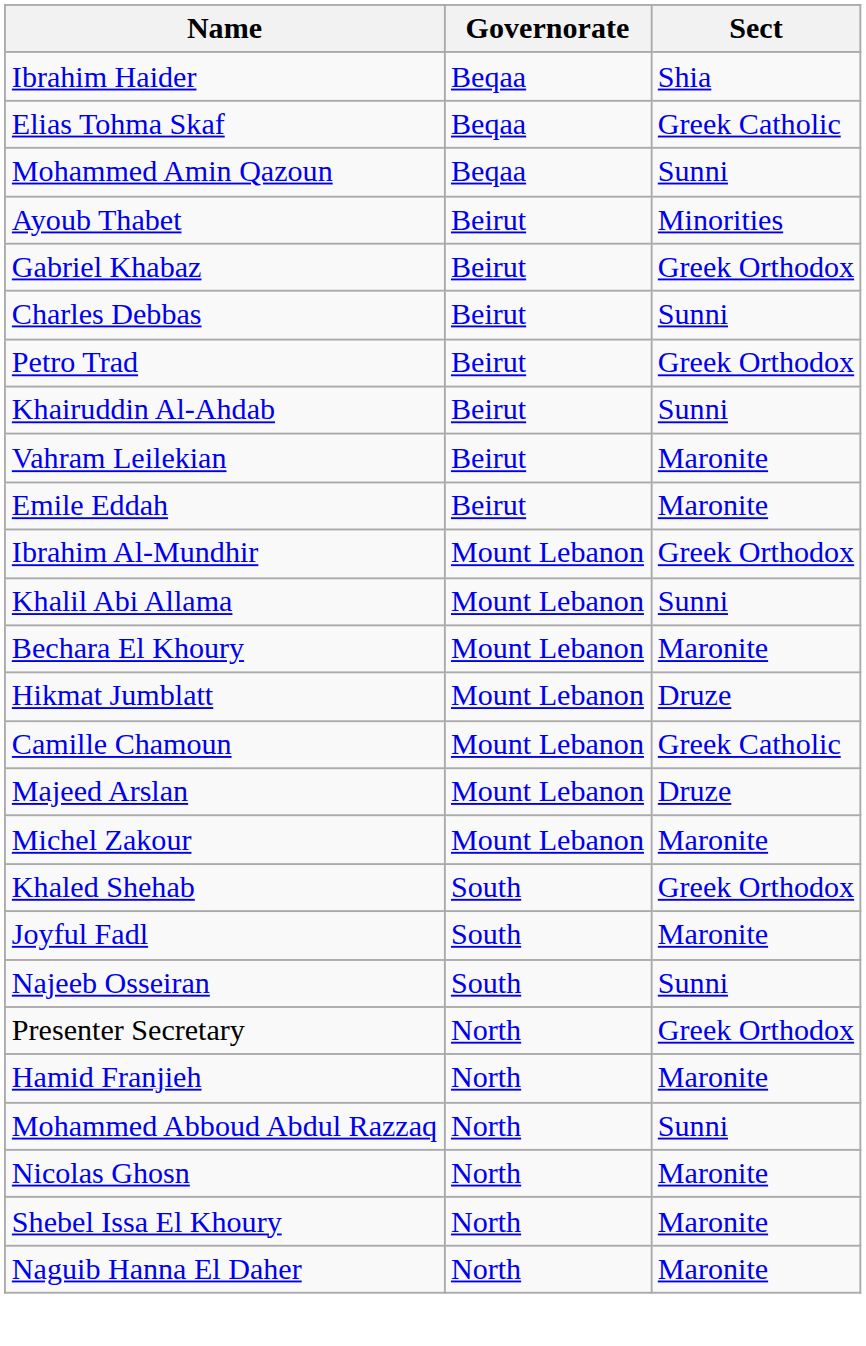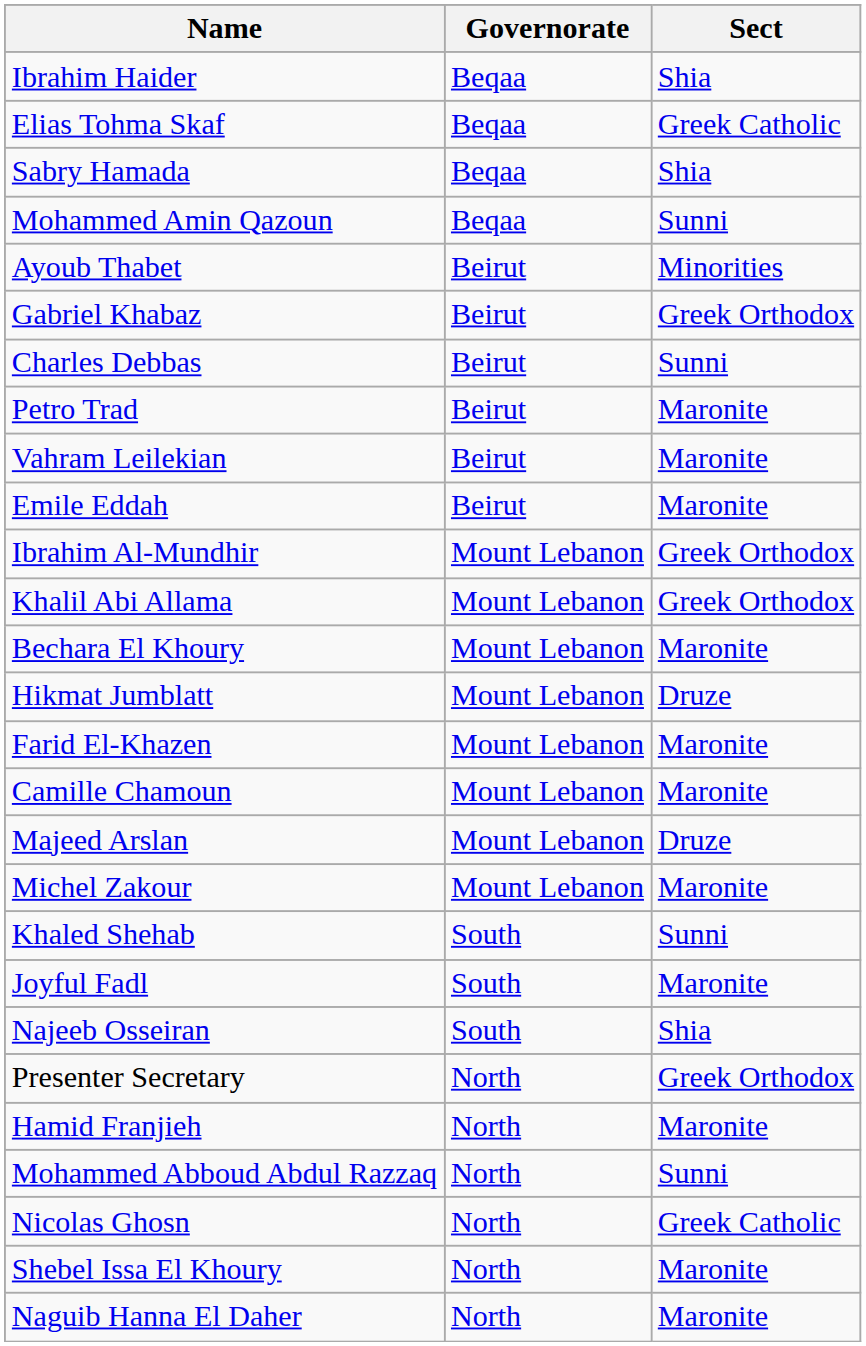+ row: (101, 171)
(756, 362) Greek Orthodox -> (713, 409) Maronite
- row: (143, 409)
(693, 600) Sunni -> (756, 600) Greek Orthodox
+ row: (112, 743)
(749, 743) Greek Catholic -> (713, 791) Maronite
(756, 887) Greek Orthodox -> (693, 934) Sunni
(693, 982) Sunni -> (685, 1030) Shia
(713, 1173) Maronite -> (749, 1220) Greek Catholic
